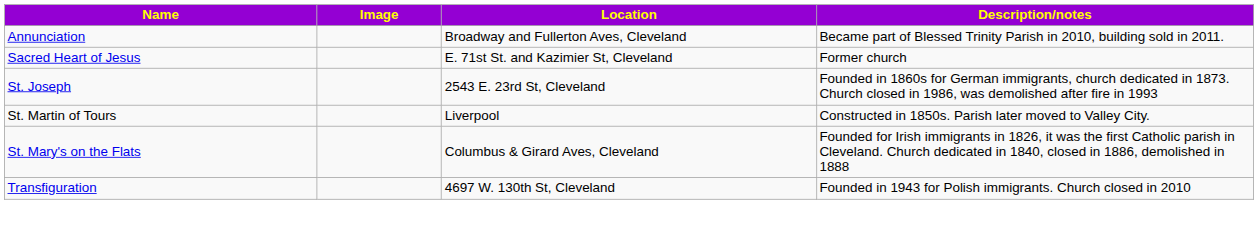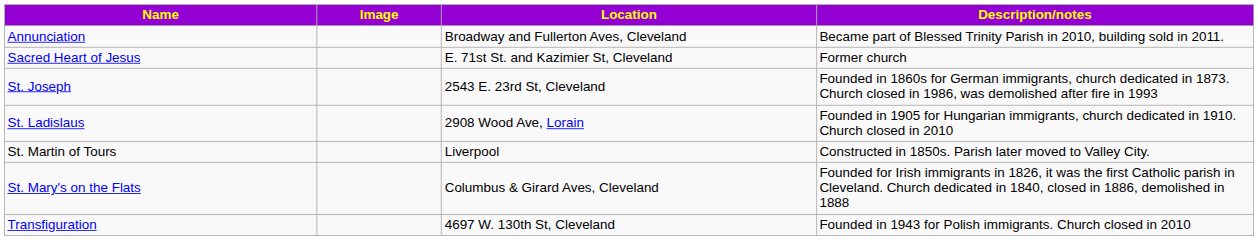+ row: (46, 123)
